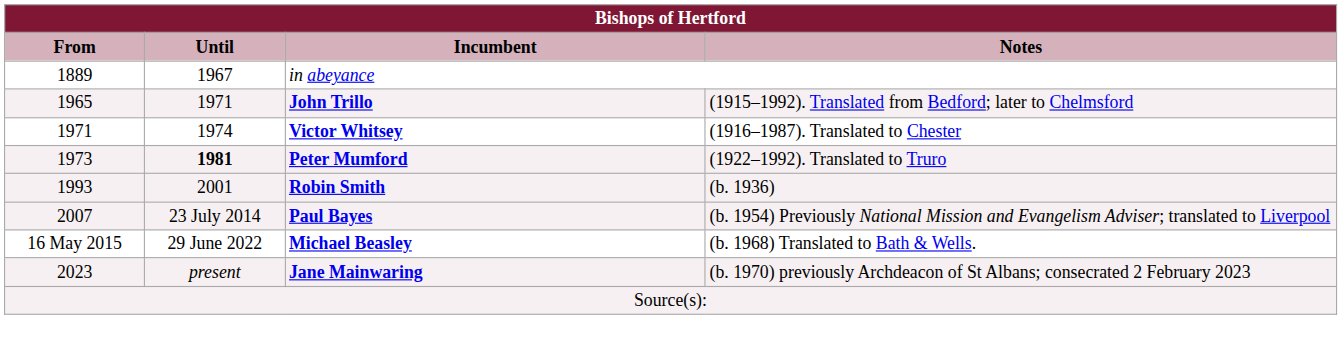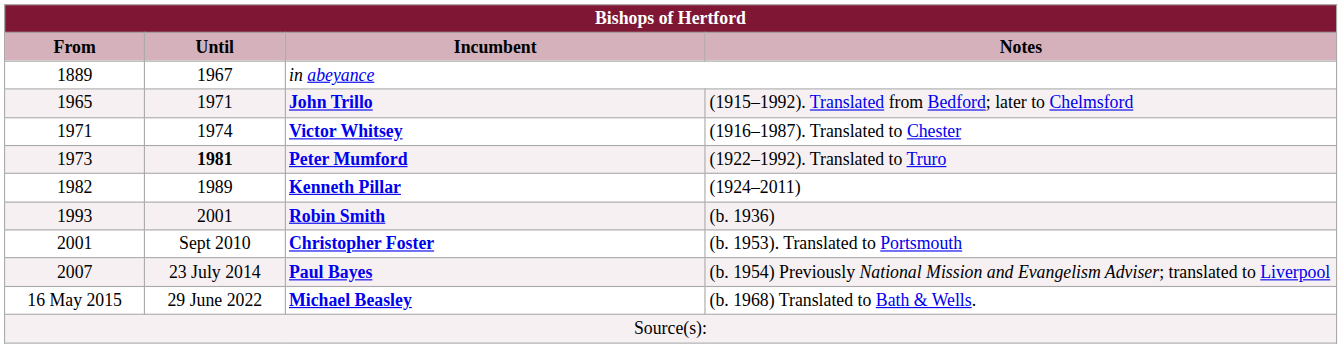+ row: (345, 187)
+ row: (362, 243)
- row: (356, 272)
